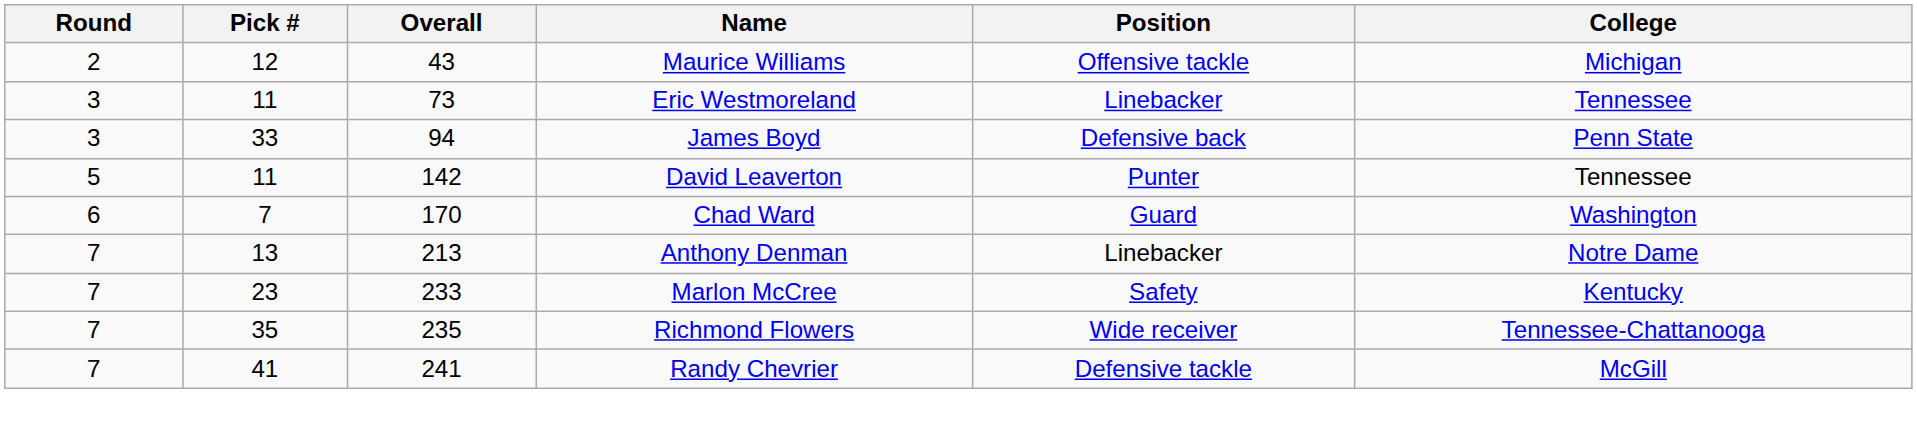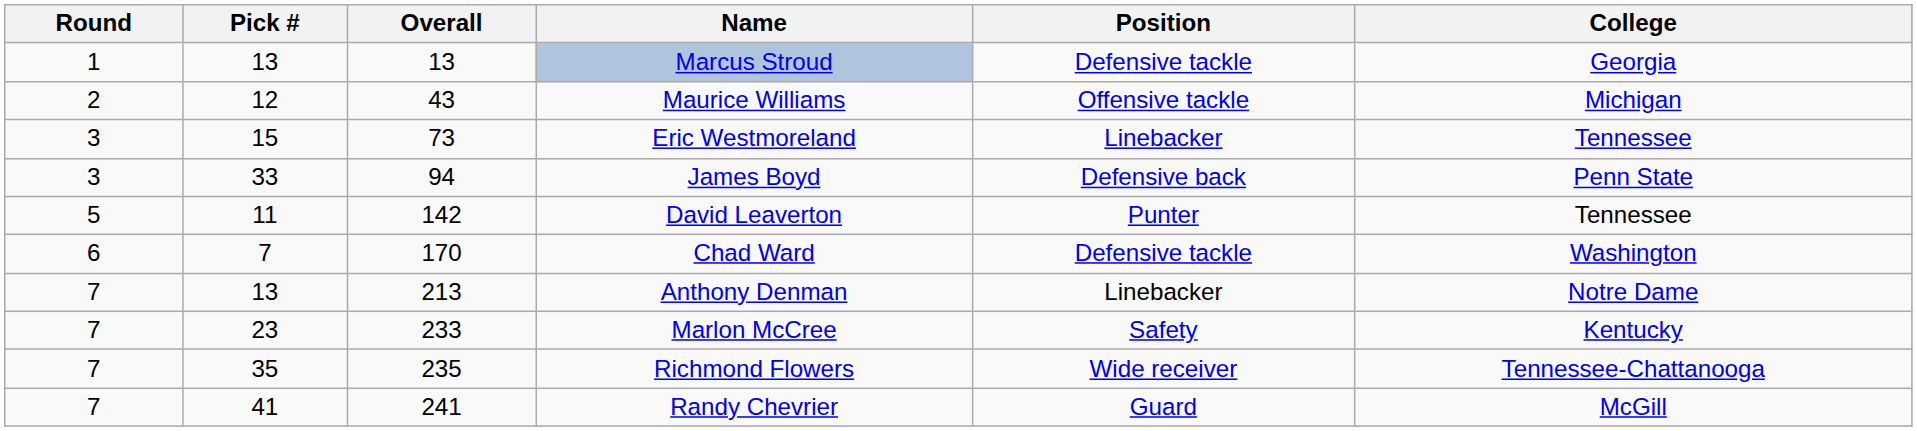+ row: (754, 61)
(265, 100) 11 -> (265, 138) 15
(1163, 215) Guard -> (1163, 253) Defensive tackle
(1163, 368) Defensive tackle -> (1163, 406) Guard
